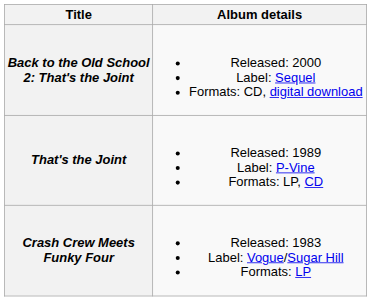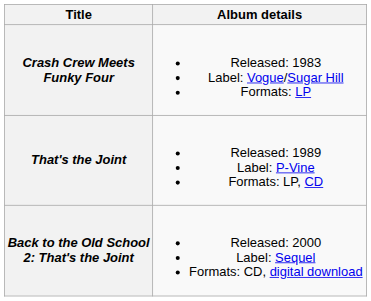rows swapped: (79, 250) <-> (79, 70)
